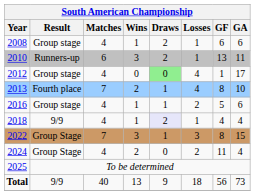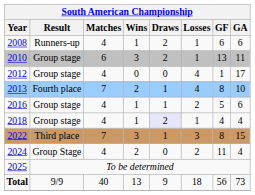(57, 43) Group stage -> (57, 43) Runners-up
(57, 58) Runners-up -> (57, 58) Group stage
(165, 74) lightgreen background -> (165, 74) no background
(57, 120) 9/9 -> (57, 120) Group stage
(57, 136) Group Stage -> (57, 136) Third place
